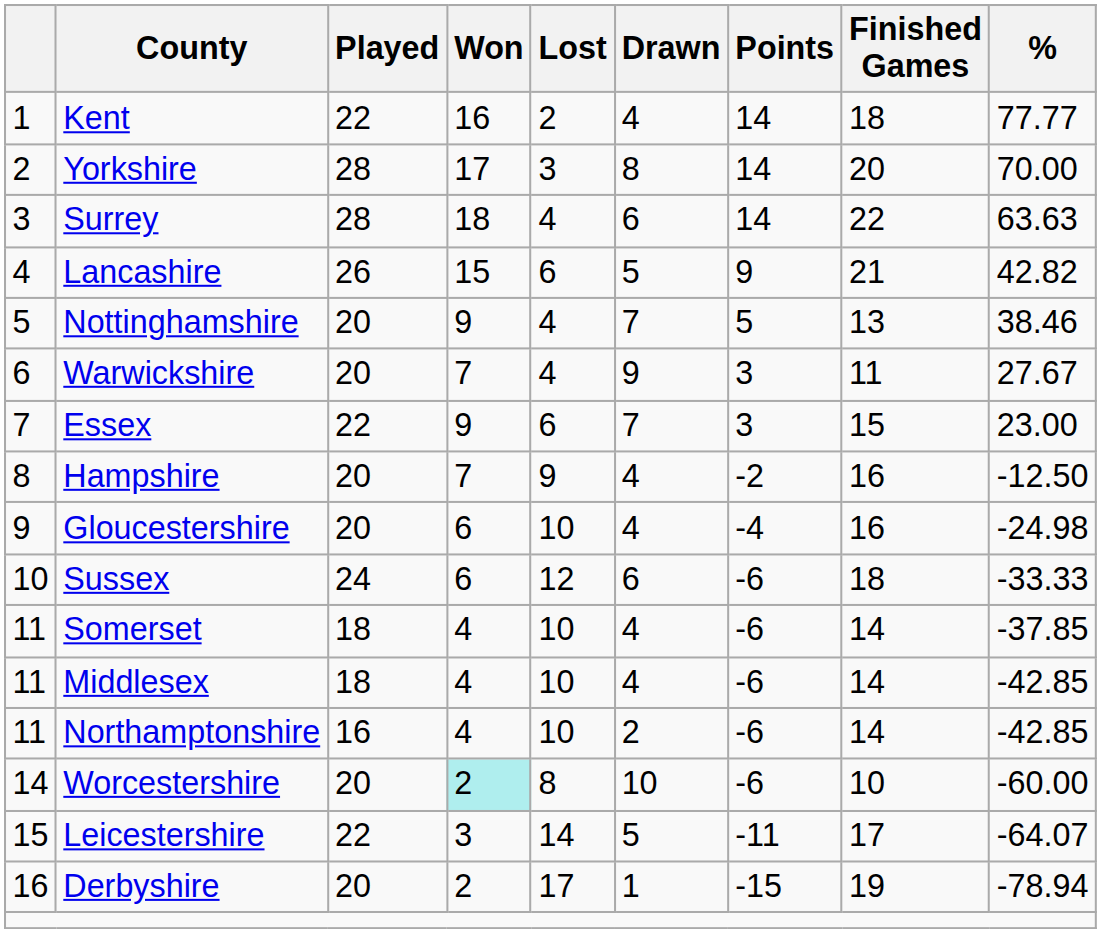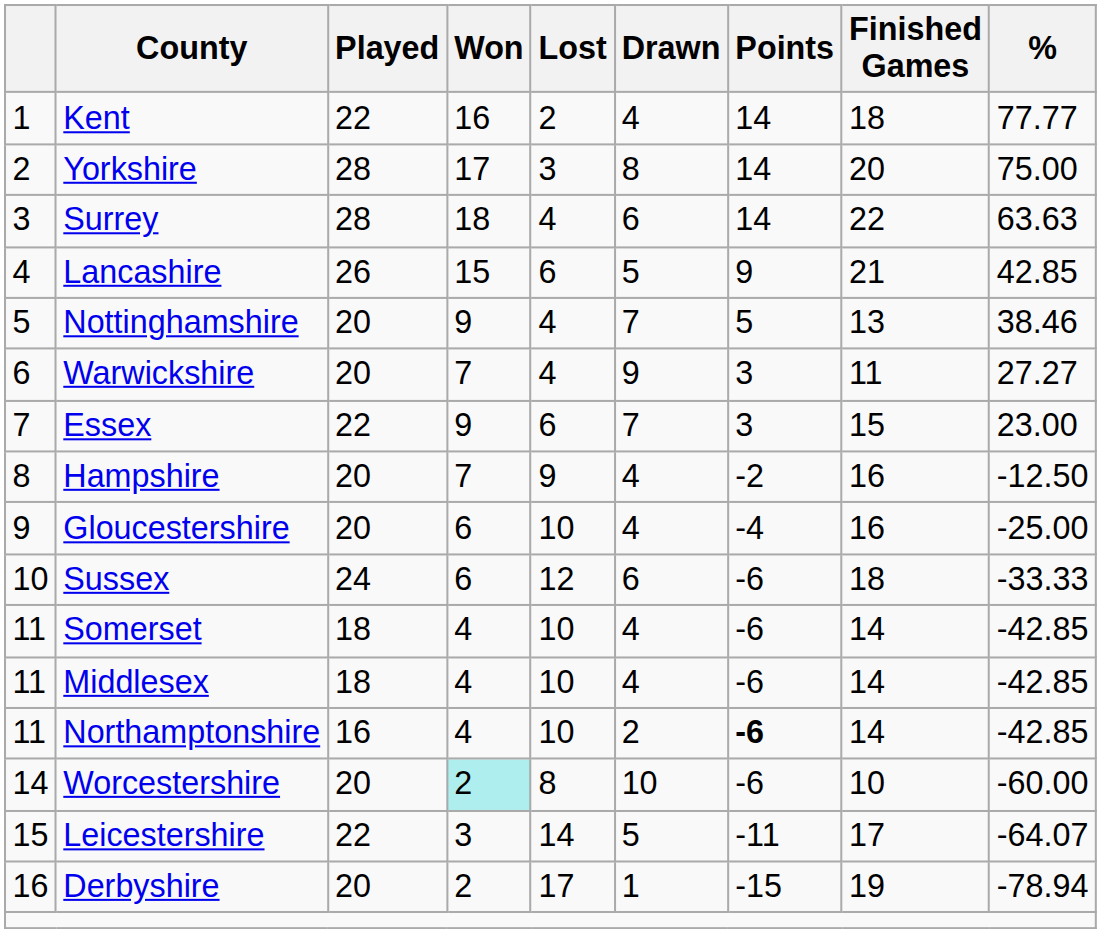(1037, 169) 70.00 -> (1037, 169) 75.00
(1037, 271) 42.82 -> (1037, 271) 42.85
(1037, 374) 27.67 -> (1037, 374) 27.27
(1043, 527) -24.98 -> (1043, 527) -25.00
(1043, 630) -37.85 -> (1043, 630) -42.85
(750, 732) normal -> (750, 732) bold
